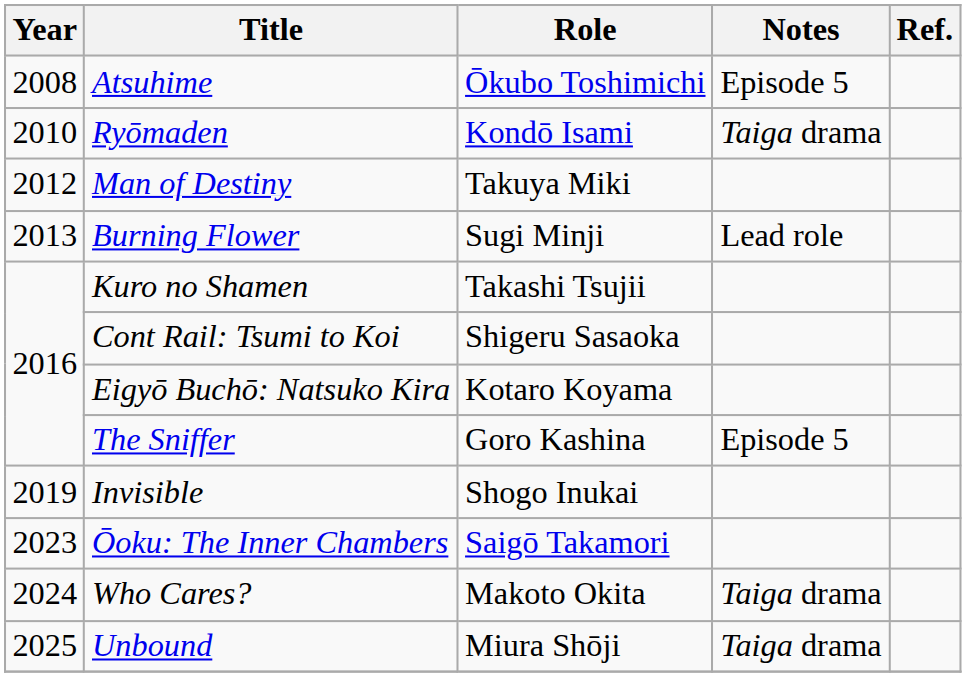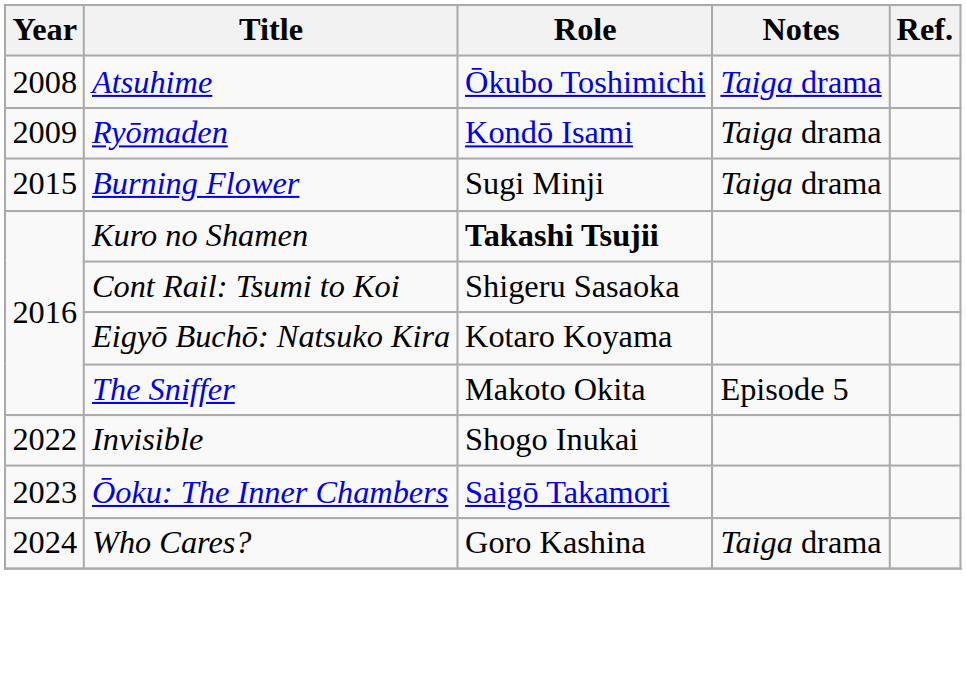(785, 81) Episode 5 -> (801, 81) Taiga drama
(45, 132) 2010 -> (45, 132) 2009
- row: (192, 183)
(45, 235) 2013 -> (45, 183) 2015
(782, 235) Lead role -> (801, 183) Taiga drama
(555, 286) normal -> (562, 235) bold
(555, 440) Goro Kashina -> (555, 388) Makoto Okita
(45, 491) 2019 -> (45, 440) 2022
(555, 593) Makoto Okita -> (555, 542) Goro Kashina
- row: (152, 645)
